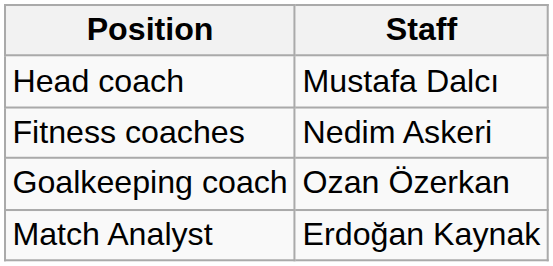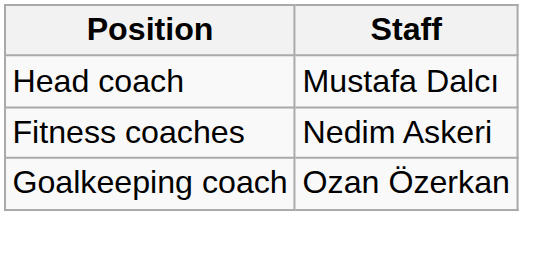- row: (113, 234)
